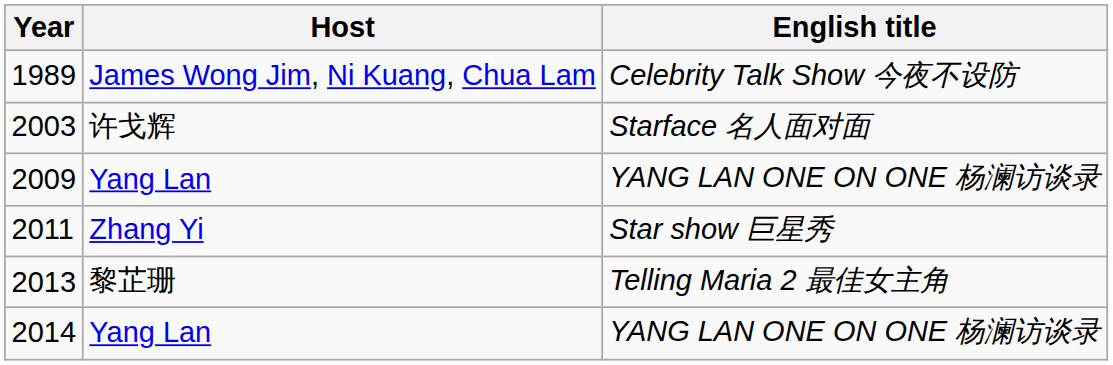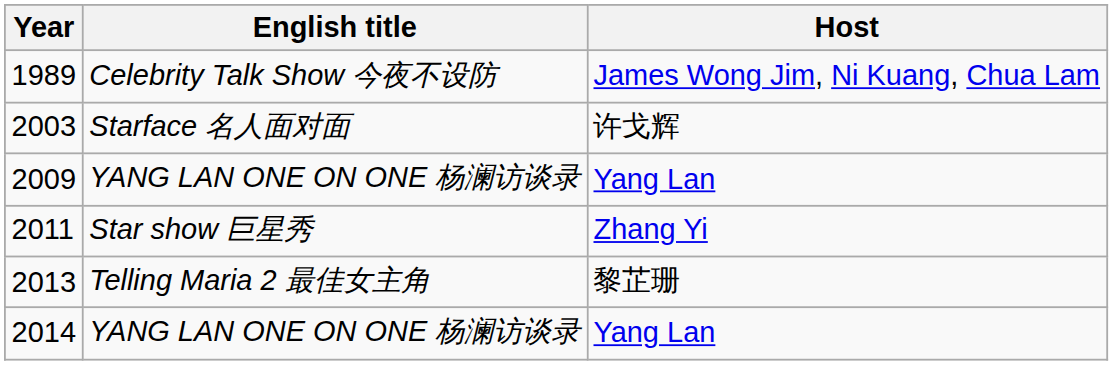columns swapped: (855, 27) <-> (343, 27)
